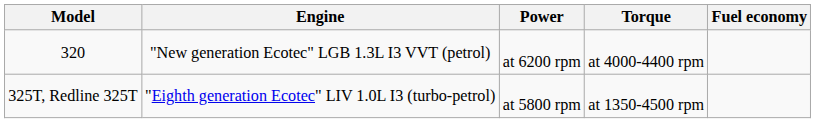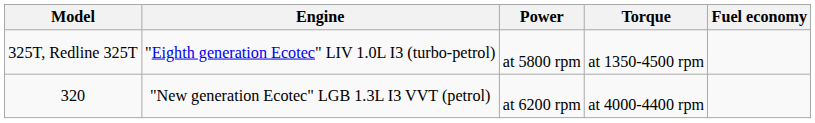rows swapped: (73, 52) <-> (73, 95)
